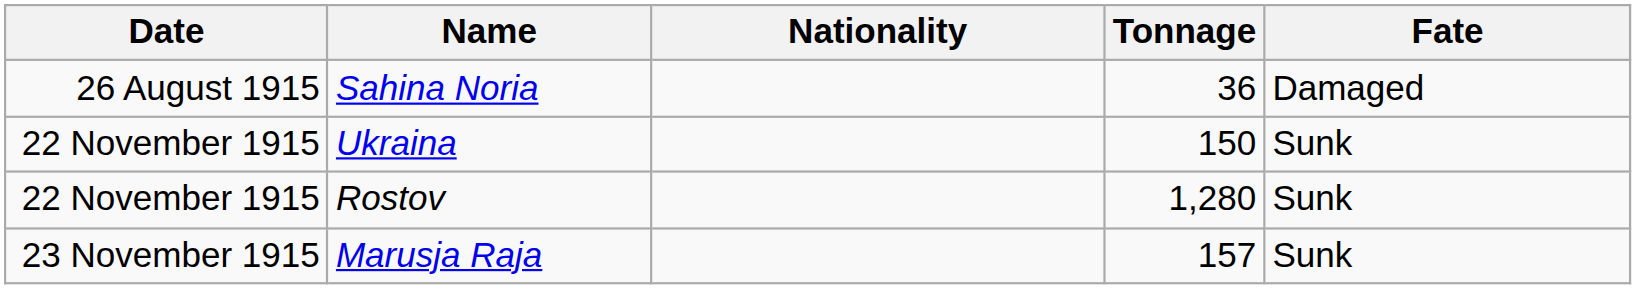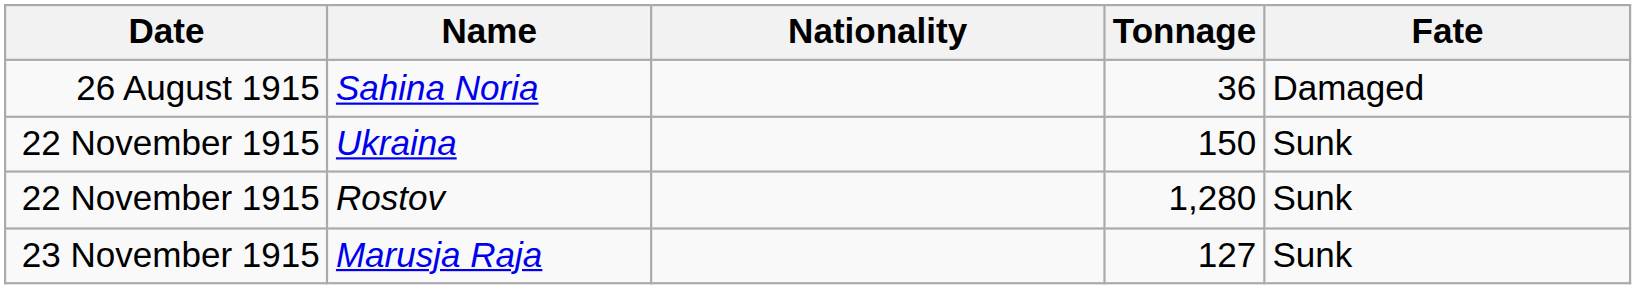(1227, 254) 157 -> (1227, 254) 127
